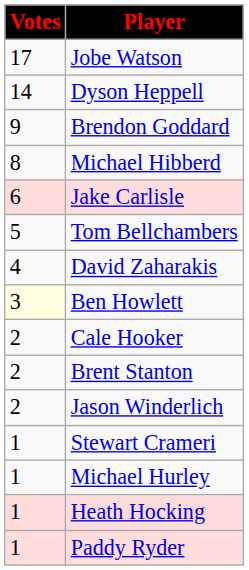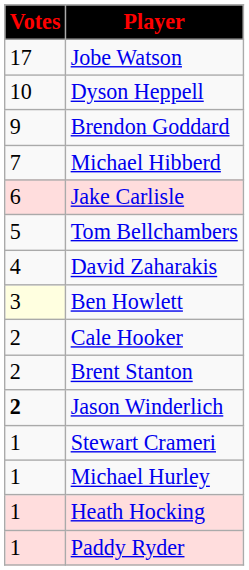(21, 92) 14 -> (21, 92) 10
(15, 162) 8 -> (15, 162) 7
(15, 407) normal -> (15, 407) bold
